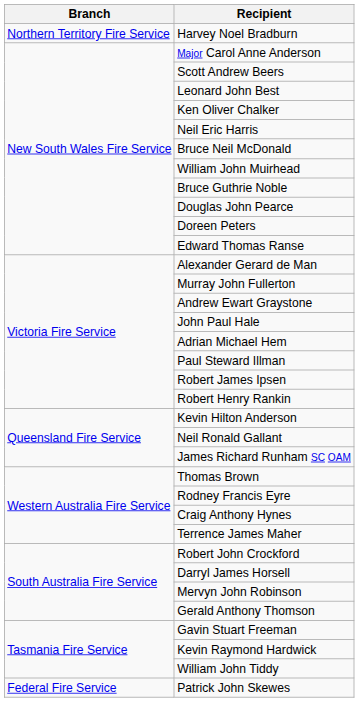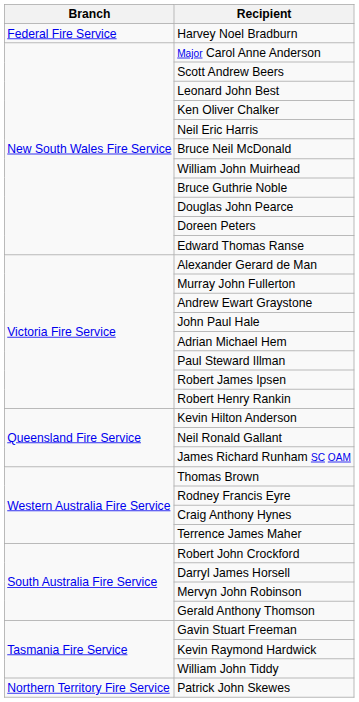(88, 33) Northern Territory Fire Service -> (62, 33) Federal Fire Service
(62, 688) Federal Fire Service -> (88, 688) Northern Territory Fire Service
